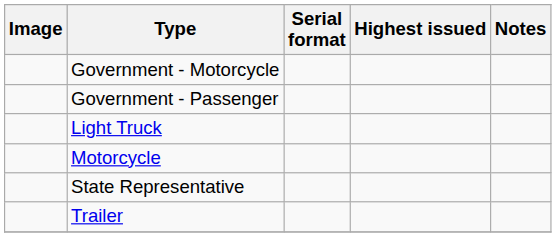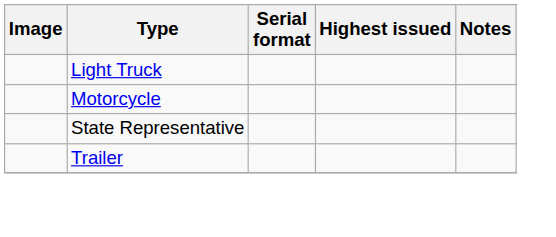- row: (175, 69)
- row: (175, 98)
